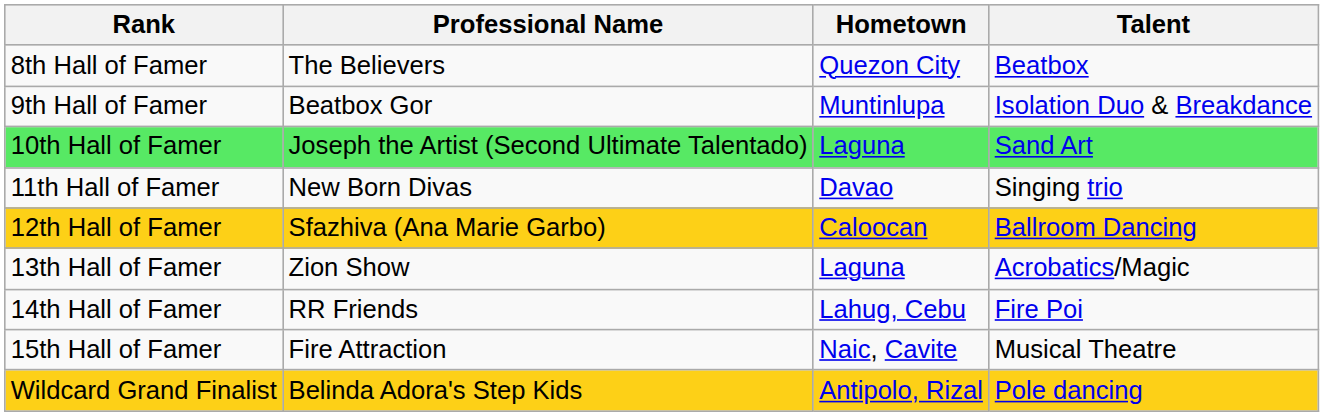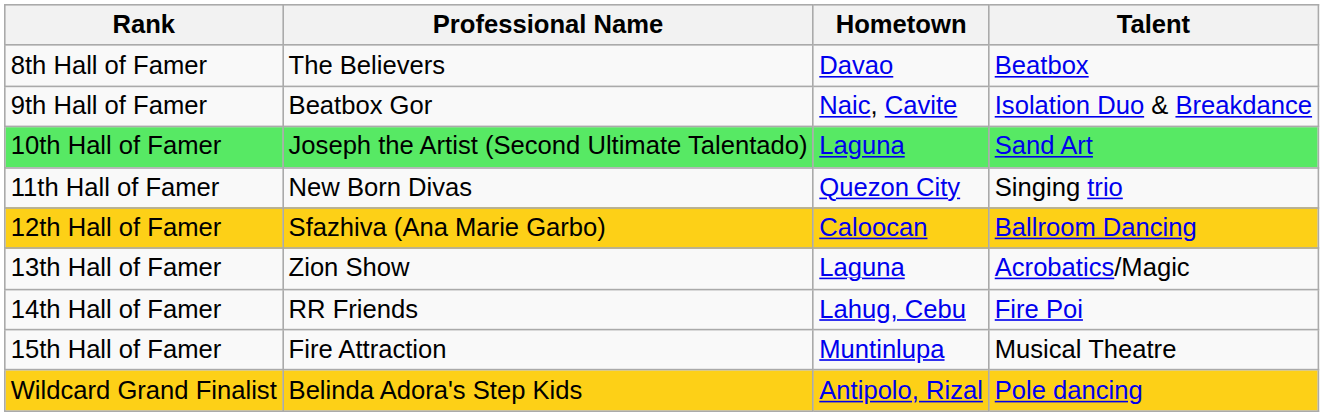(890, 65) Quezon City -> (856, 65) Davao
(882, 106) Muntinlupa -> (888, 106) Naic, Cavite
(856, 187) Davao -> (890, 187) Quezon City
(888, 349) Naic, Cavite -> (882, 349) Muntinlupa
